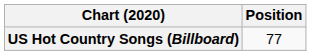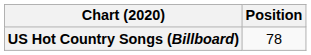(274, 38) 77 -> (274, 38) 78
